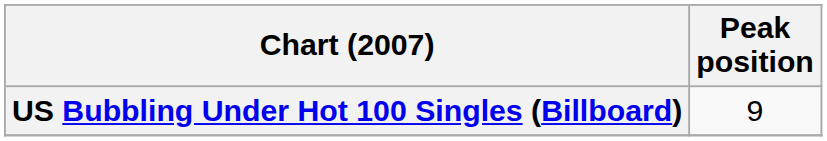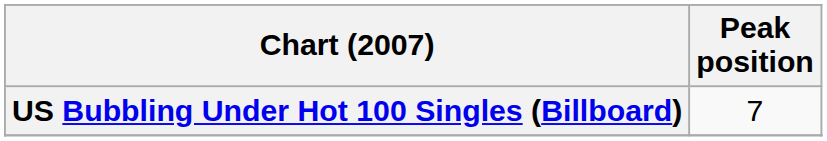(755, 110) 9 -> (755, 110) 7
